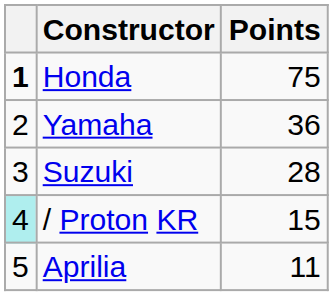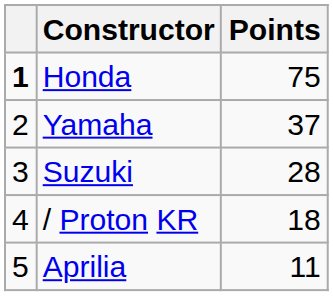(304, 124) 36 -> (304, 124) 37
(20, 220) paleturquoise background -> (20, 220) no background
(304, 220) 15 -> (304, 220) 18
